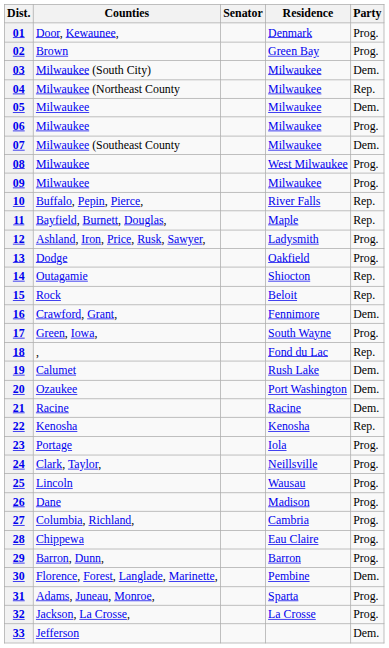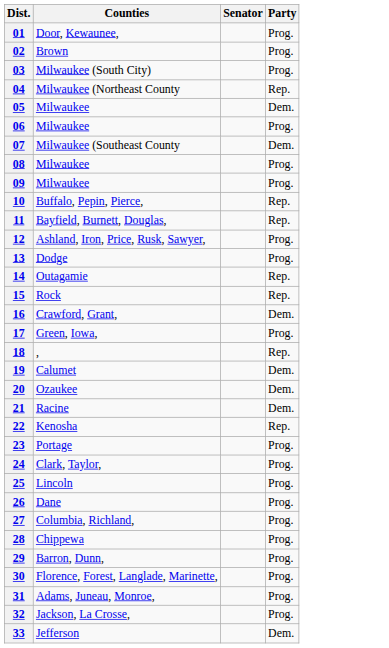- column: (308, 13)
(366, 70) Dem. -> (281, 70) Prog.
(366, 577) Dem. -> (281, 577) Prog.
